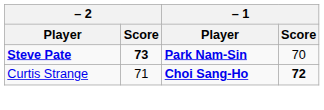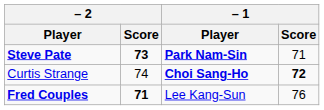(299, 54) 70 -> (299, 54) 71
(141, 74) 71 -> (141, 74) 74
+ row: (48, 94)
